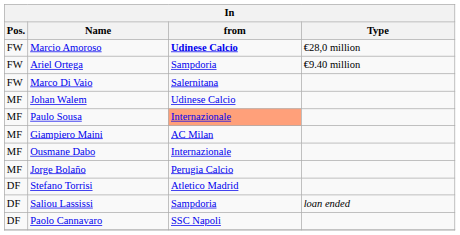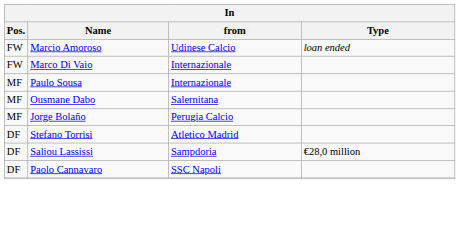(204, 48) bold -> (203, 48) normal
(332, 48) €28,0 million -> (327, 48) loan ended
- row: (57, 65)
(195, 82) Salernitana -> (201, 65) Internazionale
- row: (58, 100)
(201, 117) lightsalmon background -> (201, 82) no background
- row: (66, 134)
(201, 152) Internazionale -> (195, 100) Salernitana
(327, 204) loan ended -> (332, 152) €28,0 million
